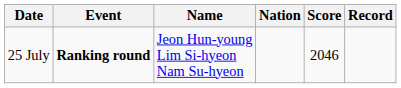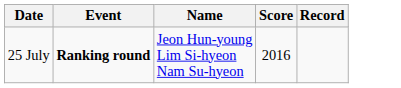- column: (280, 15)
(324, 54) 2046 -> (276, 54) 2016
